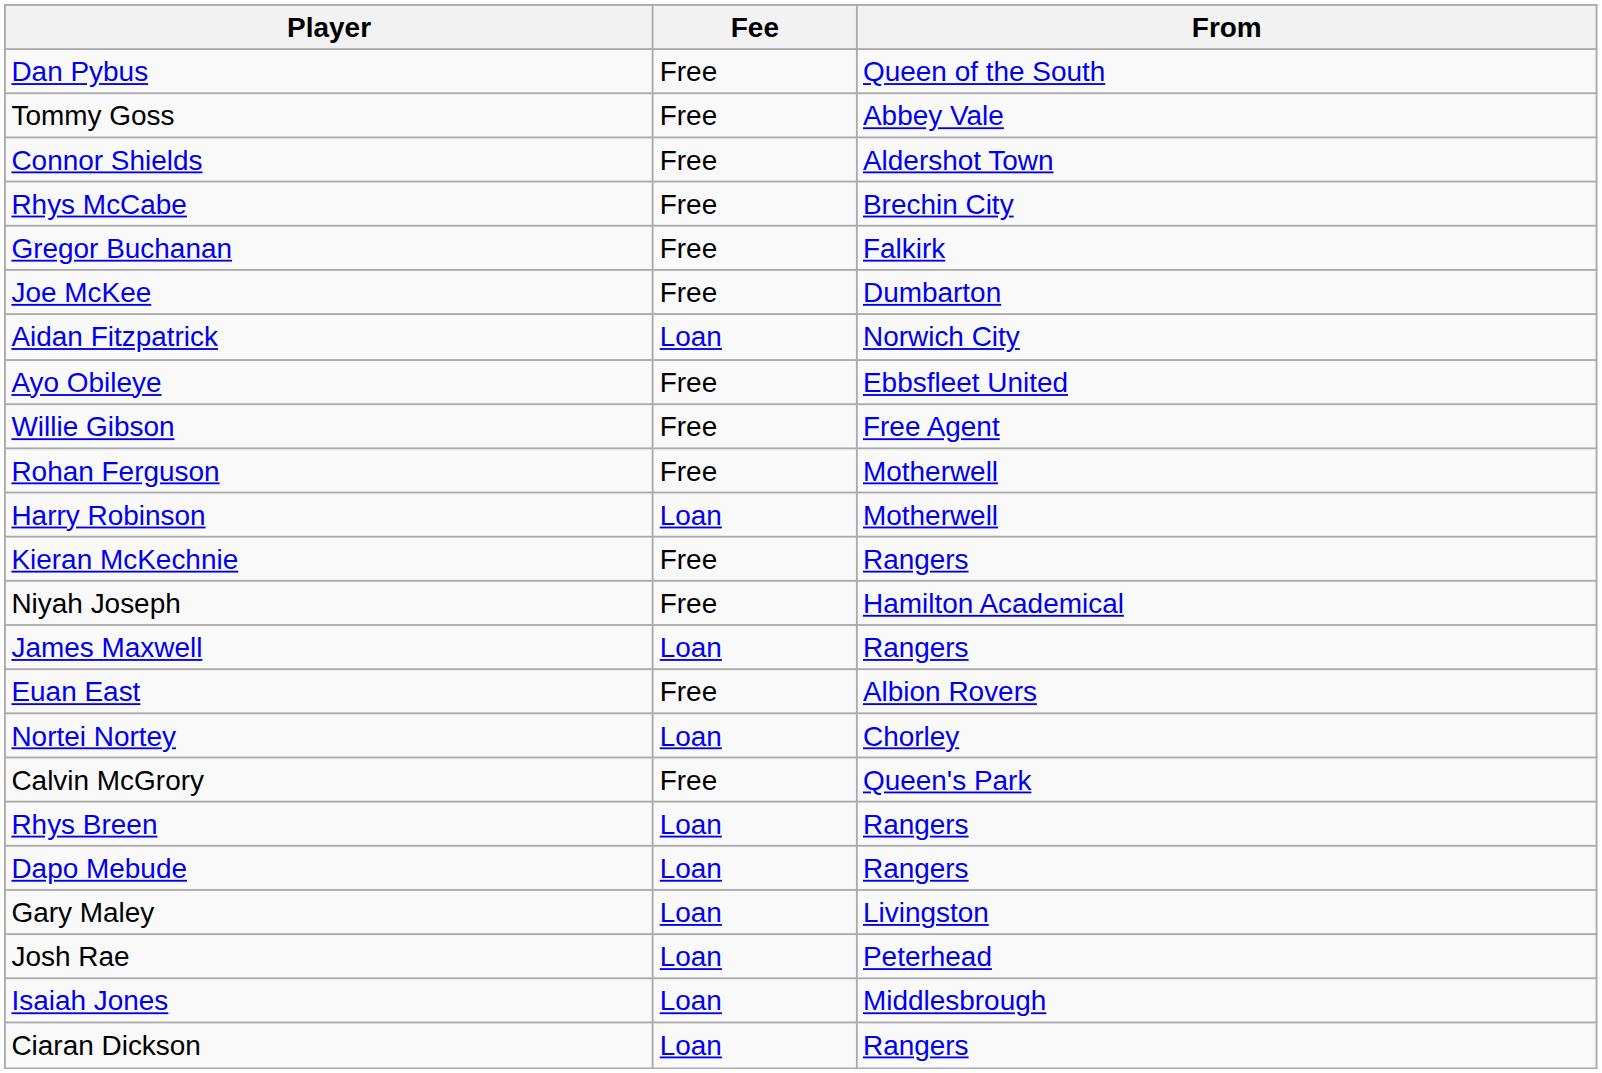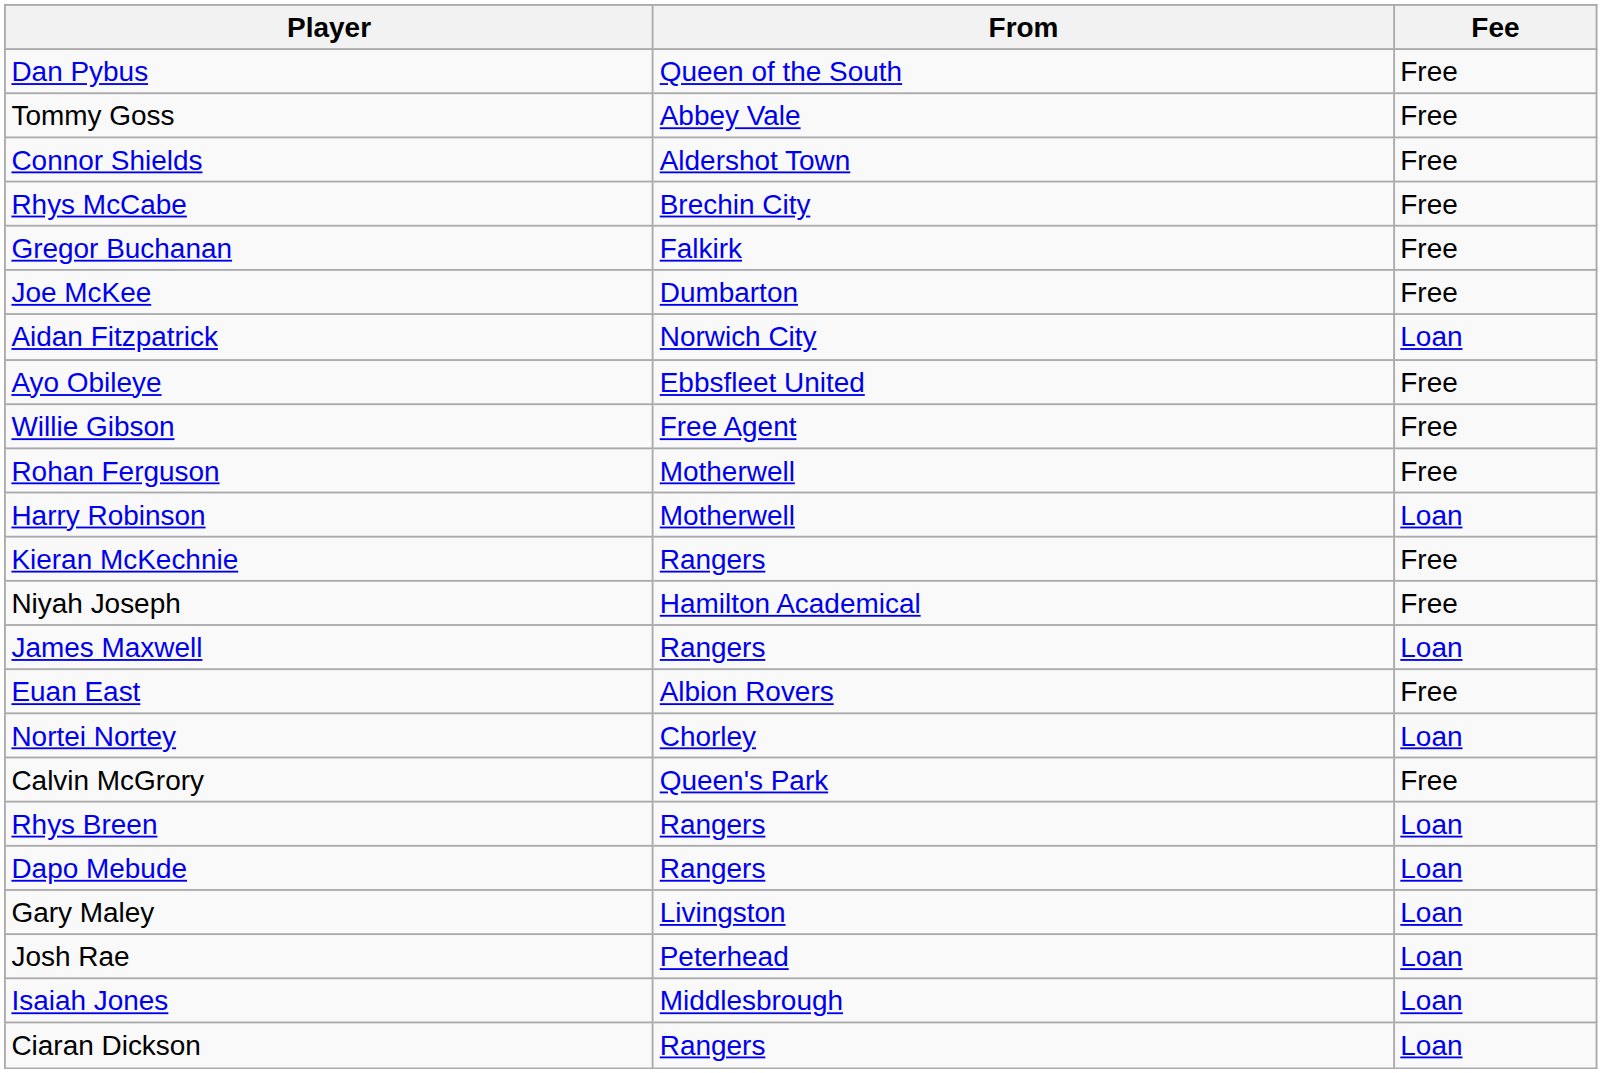columns swapped: (1227, 27) <-> (755, 27)
